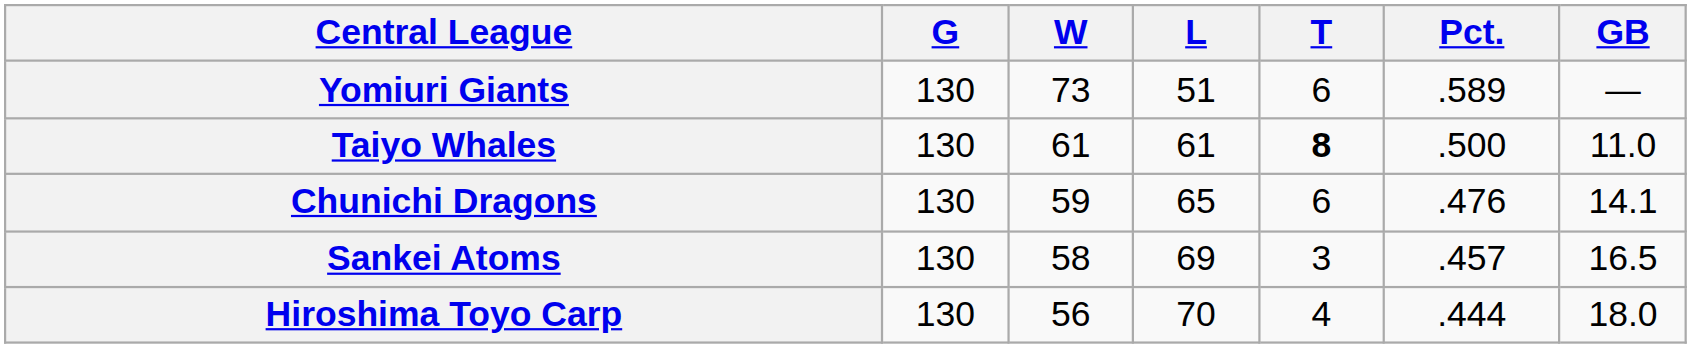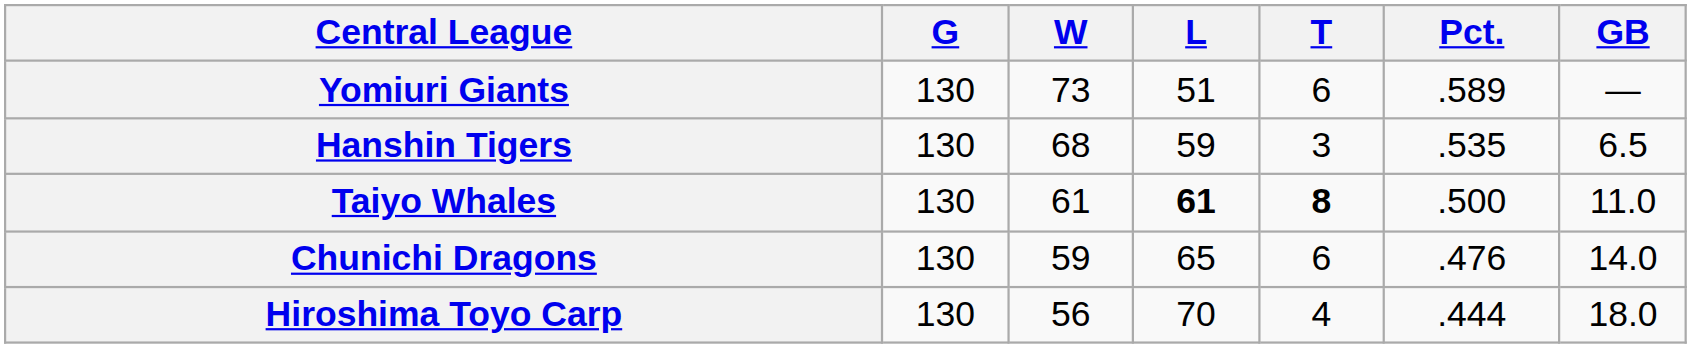+ row: (444, 145)
(1196, 145) normal -> (1196, 201) bold
(1623, 201) 14.1 -> (1623, 257) 14.0
- row: (444, 257)
